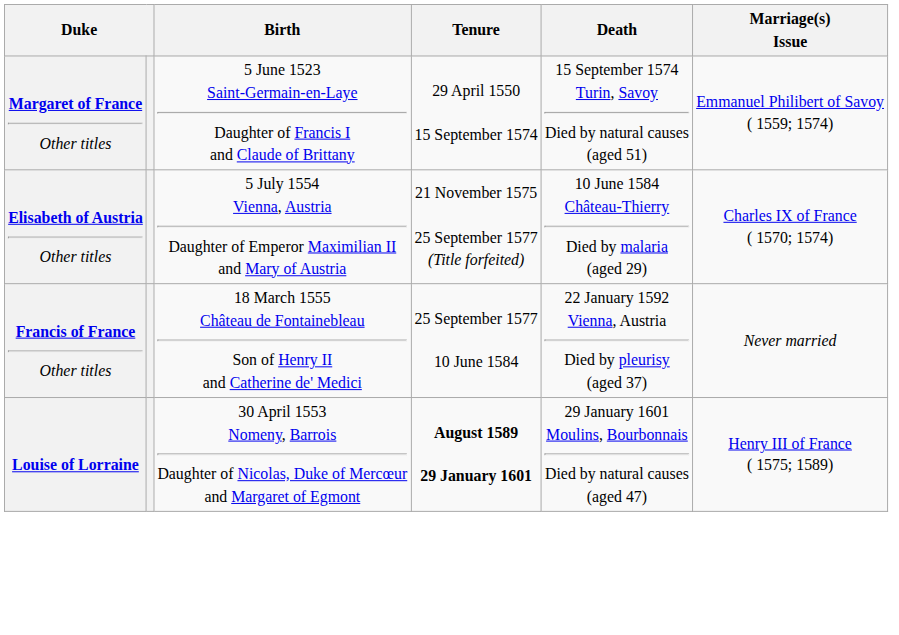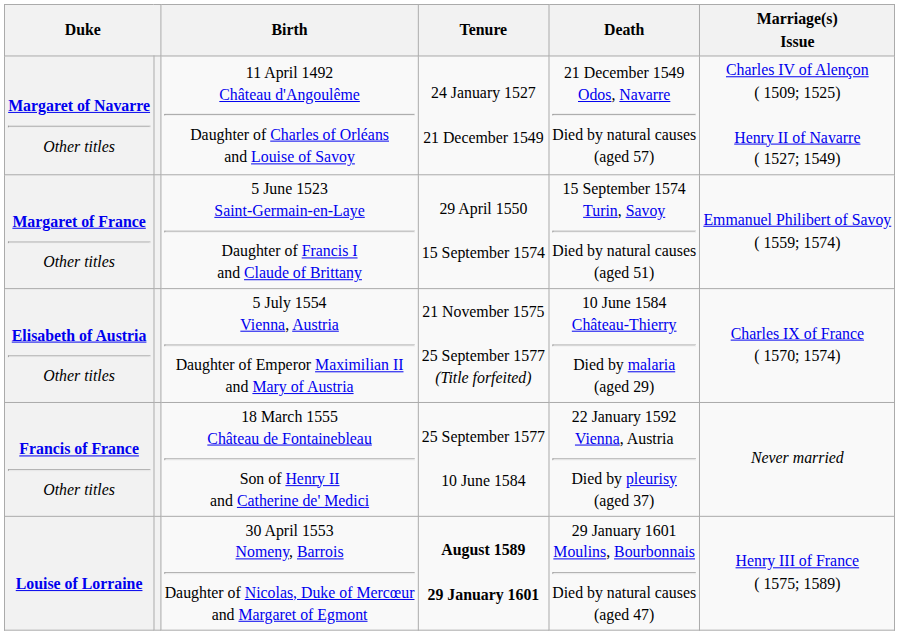+ row: (79, 126)
